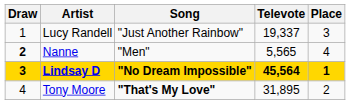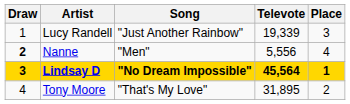(281, 33) 19,337 -> (281, 33) 19,339
(281, 52) 5,565 -> (281, 52) 5,556
(167, 90) bold -> (162, 90) normal
